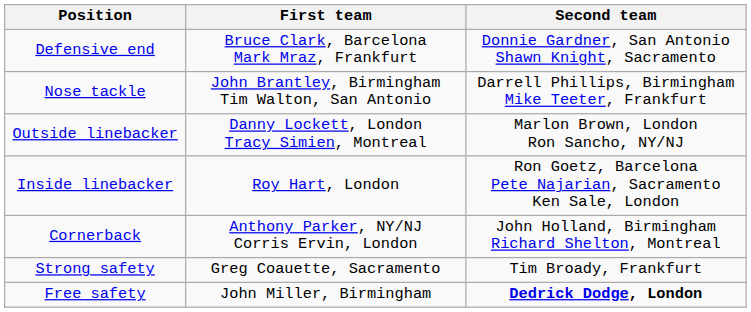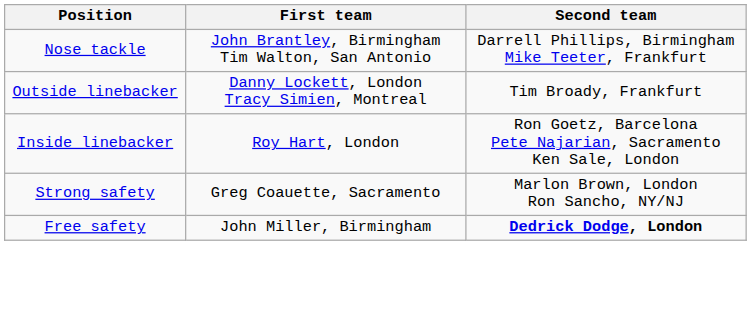- row: (95, 51)
(606, 135) Marlon Brown, London Ron Sancho, NY/NJ -> (606, 93) Tim Broady, Frankfurt
- row: (95, 236)
(606, 270) Tim Broady, Frankfurt -> (606, 194) Marlon Brown, London Ron Sancho, NY/NJ
